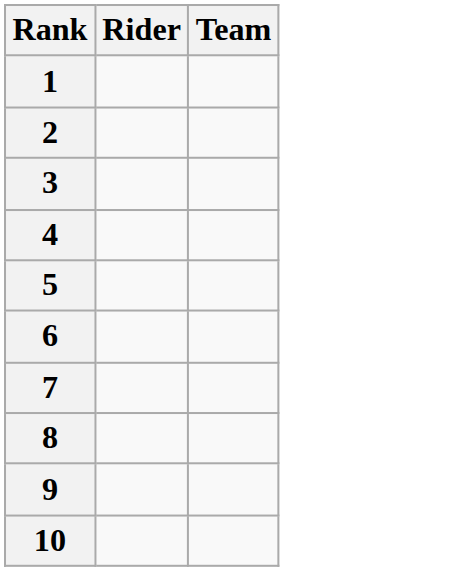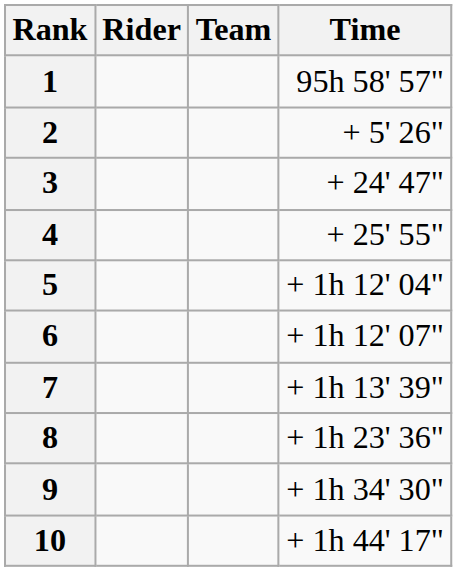+ column: (365, 30)
